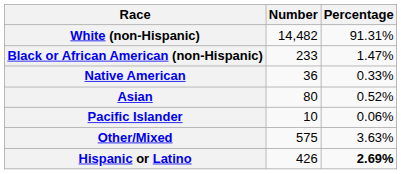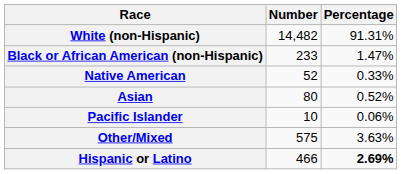(311, 76) 36 -> (311, 76) 52
(307, 158) 426 -> (307, 158) 466
